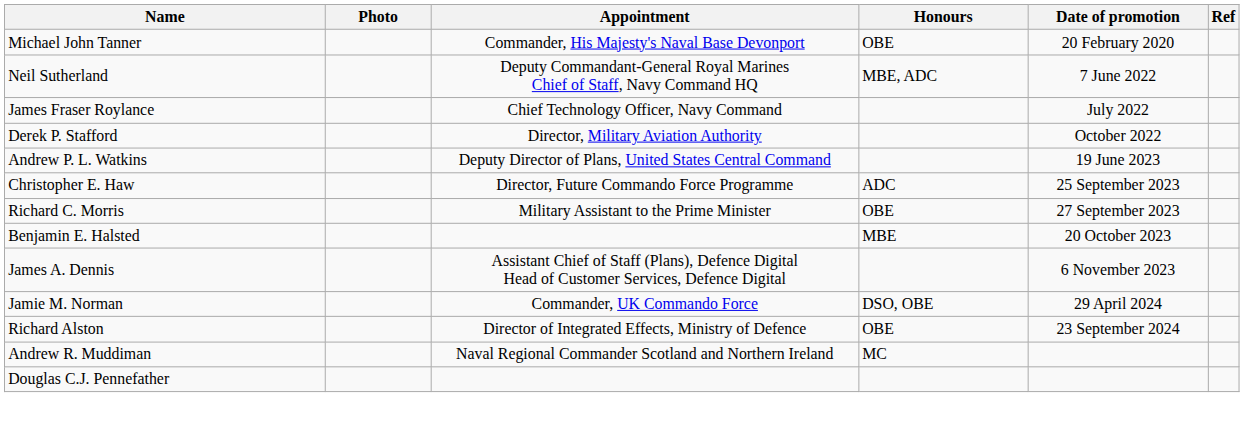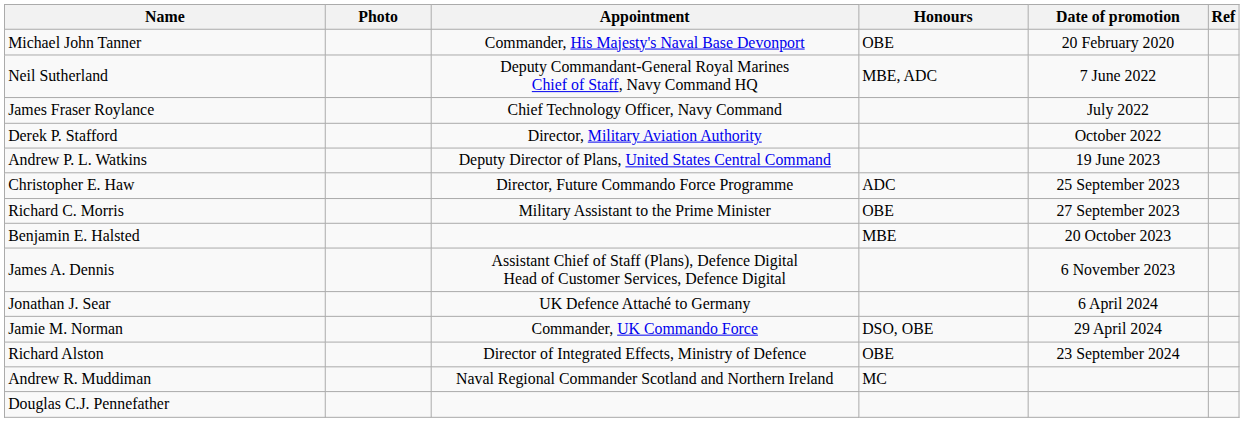+ row: (59, 303)
